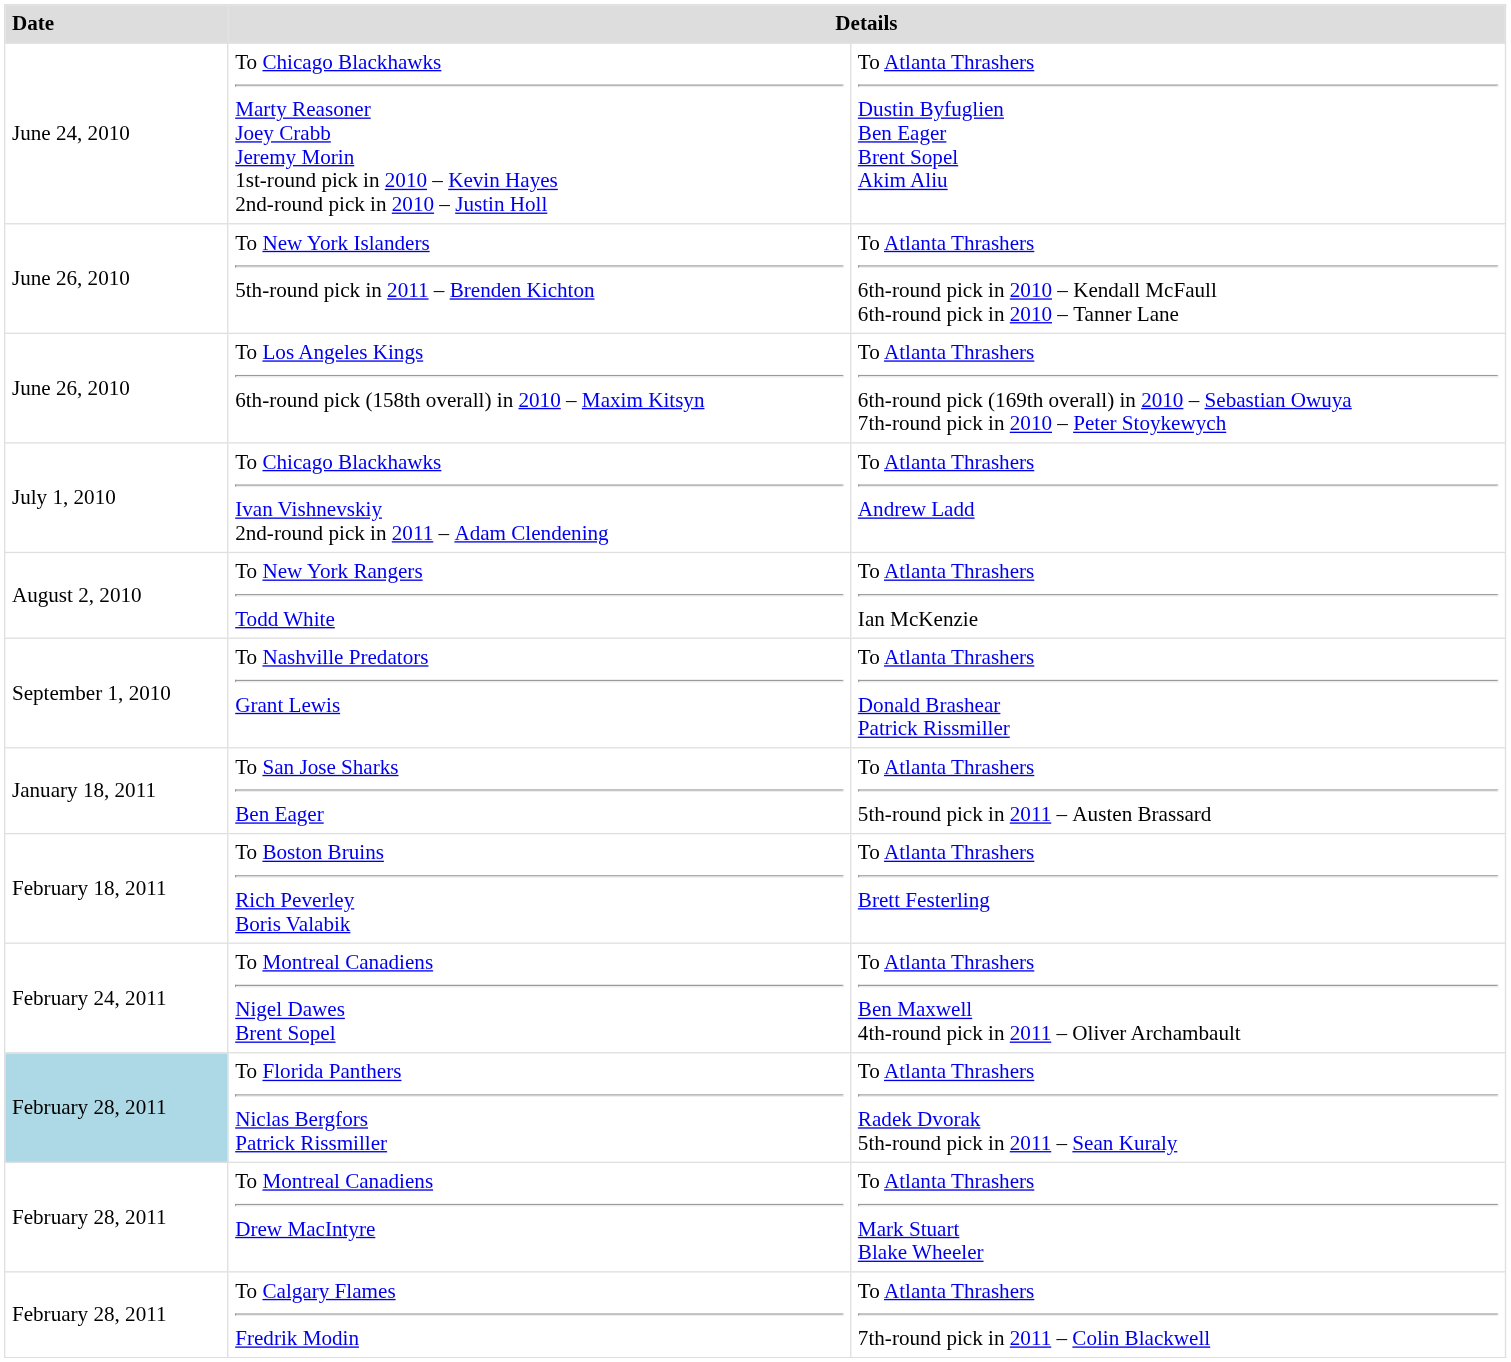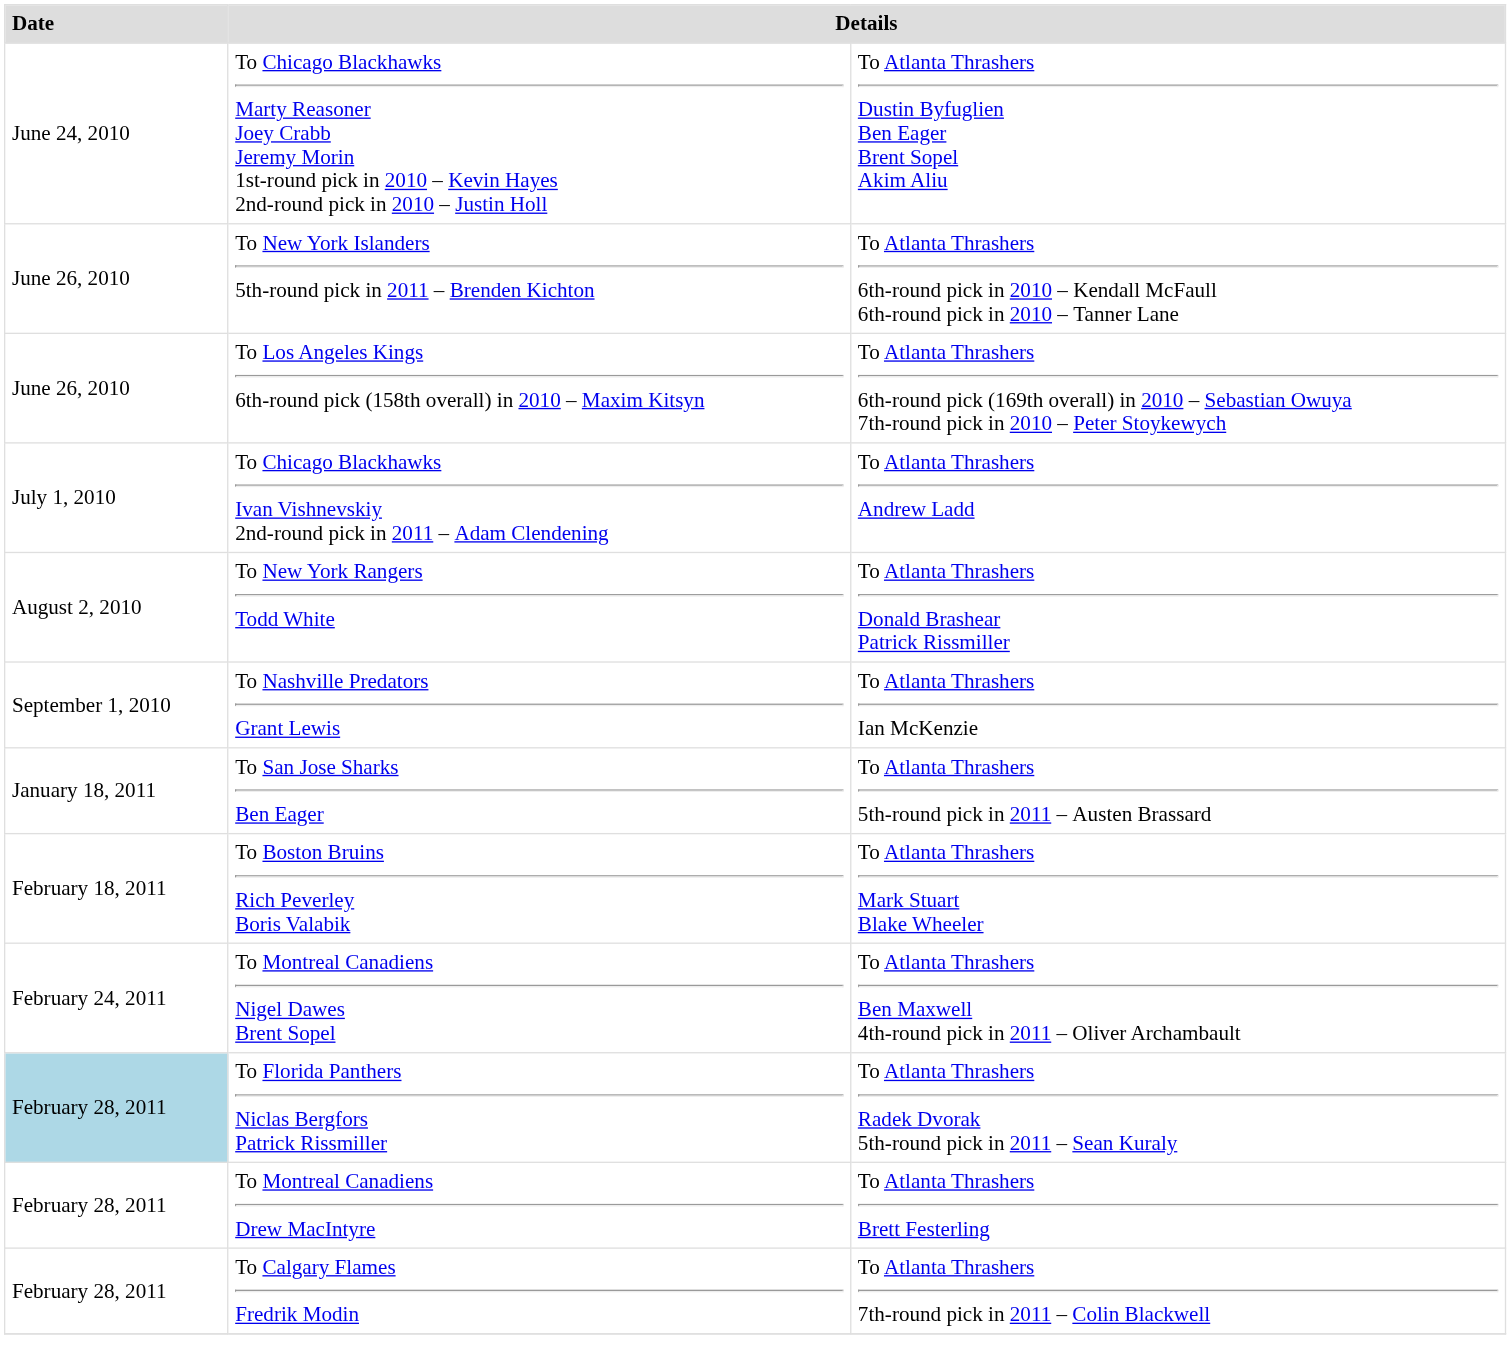(1178, 595) To Atlanta Thrashers Ian McKenzie -> (1178, 607) To Atlanta Thrashers Donald Brashear Patrick Rissmiller
(1178, 692) To Atlanta Thrashers Donald Brashear Patrick Rissmiller -> (1178, 704) To Atlanta Thrashers Ian McKenzie
(1178, 876) To Atlanta Thrashers Brett Festerling -> (1178, 888) To Atlanta Thrashers Mark Stuart Blake Wheeler
(1178, 1216) To Atlanta Thrashers Mark Stuart Blake Wheeler -> (1178, 1205) To Atlanta Thrashers Brett Festerling
